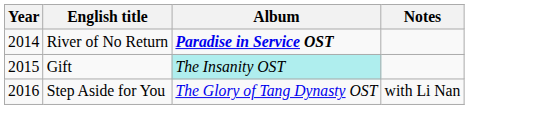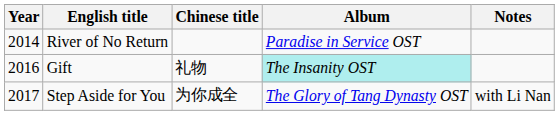+ column: (217, 16)
(254, 41) bold -> (343, 41) normal
(24, 66) 2015 -> (24, 68) 2016
(24, 91) 2016 -> (24, 95) 2017
